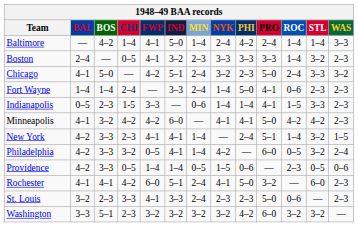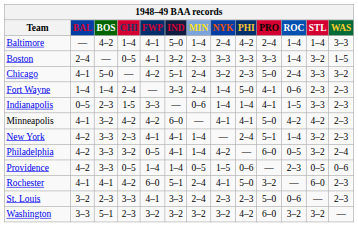(341, 59) 2–3 -> (341, 59) 1–5
(341, 136) 1–5 -> (341, 136) 2–3
